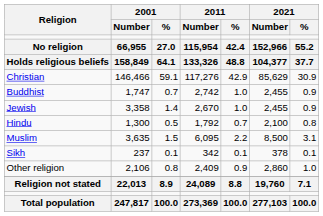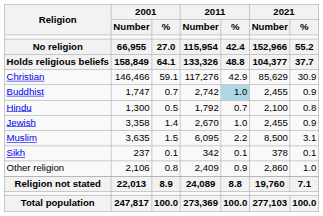(241, 92) no background -> (241, 92) lightblue background
rows swapped: (19, 123) <-> (21, 107)
